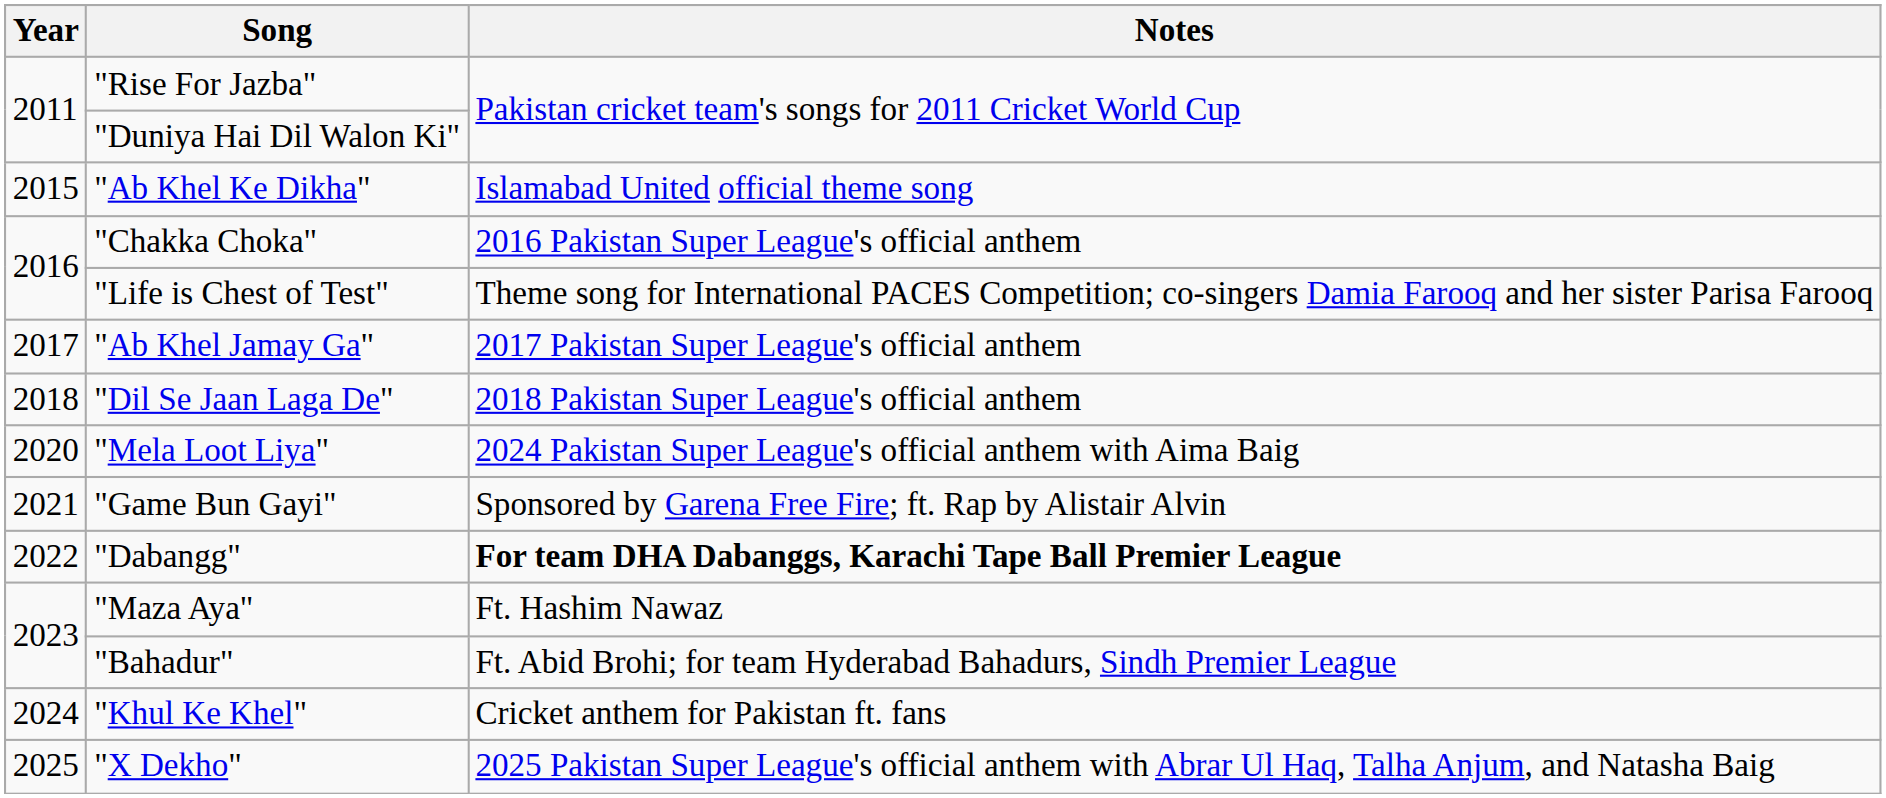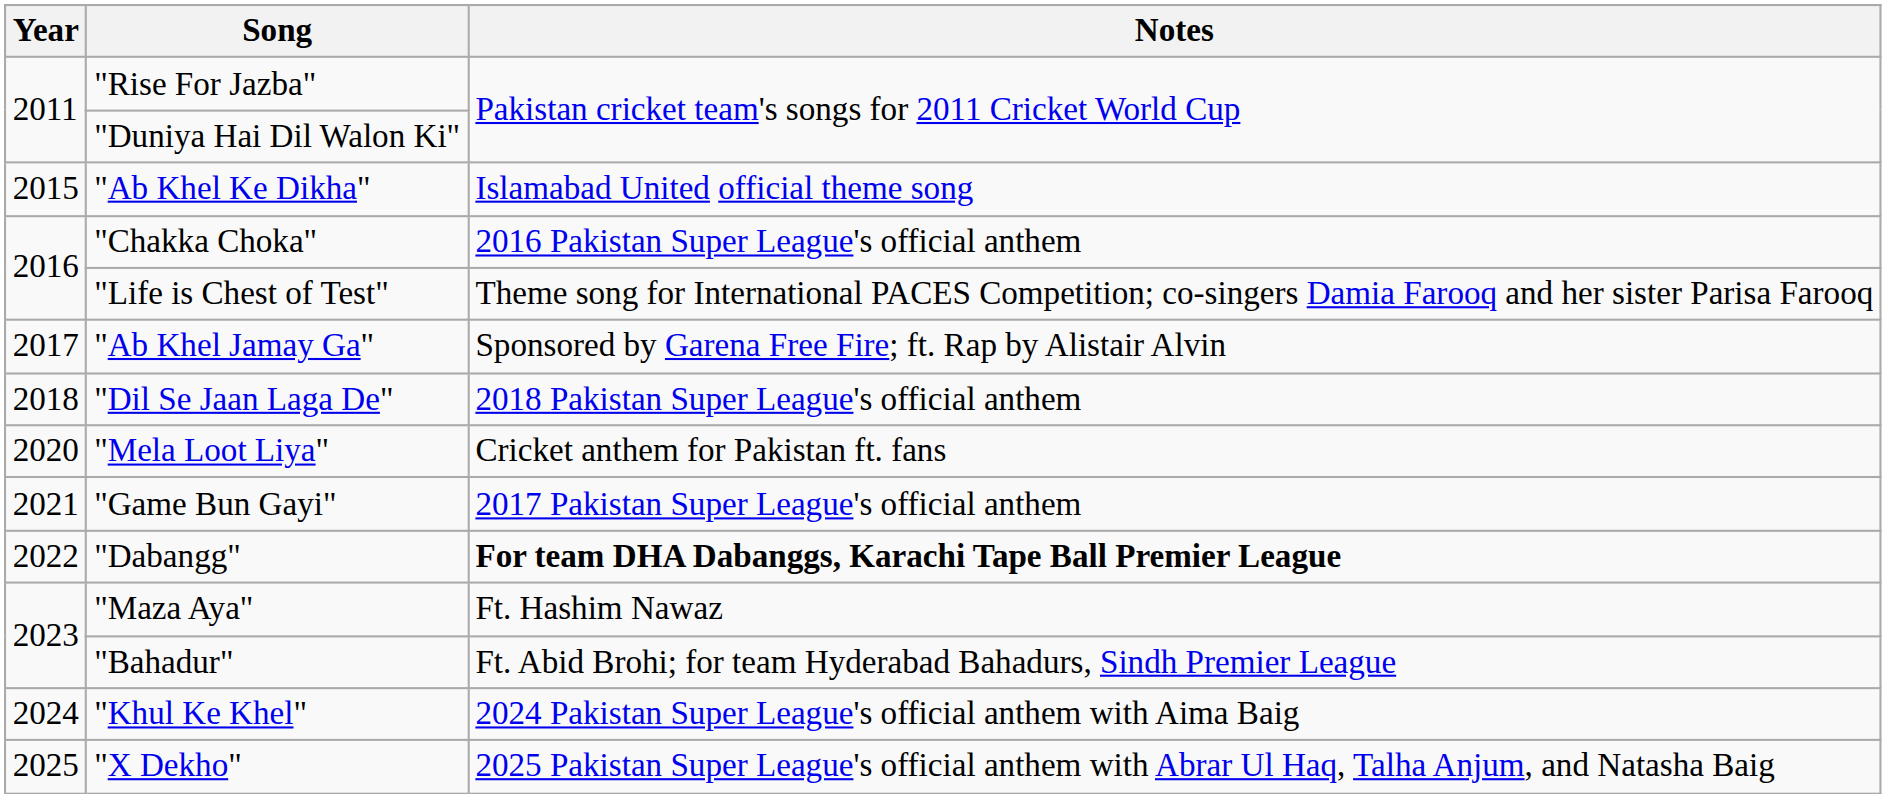(778, 345) 2017 Pakistan Super League's official anthem -> (851, 345) Sponsored by Garena Free Fire; ft. Rap by Alistair Alvin
(887, 450) 2024 Pakistan Super League's official anthem with Aima Baig -> (711, 450) Cricket anthem for Pakistan ft. fans
(851, 503) Sponsored by Garena Free Fire; ft. Rap by Alistair Alvin -> (778, 503) 2017 Pakistan Super League's official anthem
(711, 713) Cricket anthem for Pakistan ft. fans -> (887, 713) 2024 Pakistan Super League's official anthem with Aima Baig
